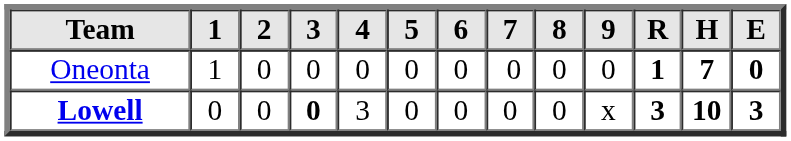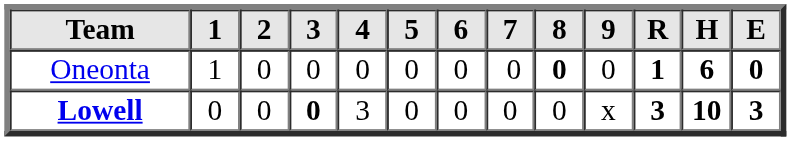(559, 69) normal -> (559, 69) bold
(707, 69) 7 -> (707, 69) 6
